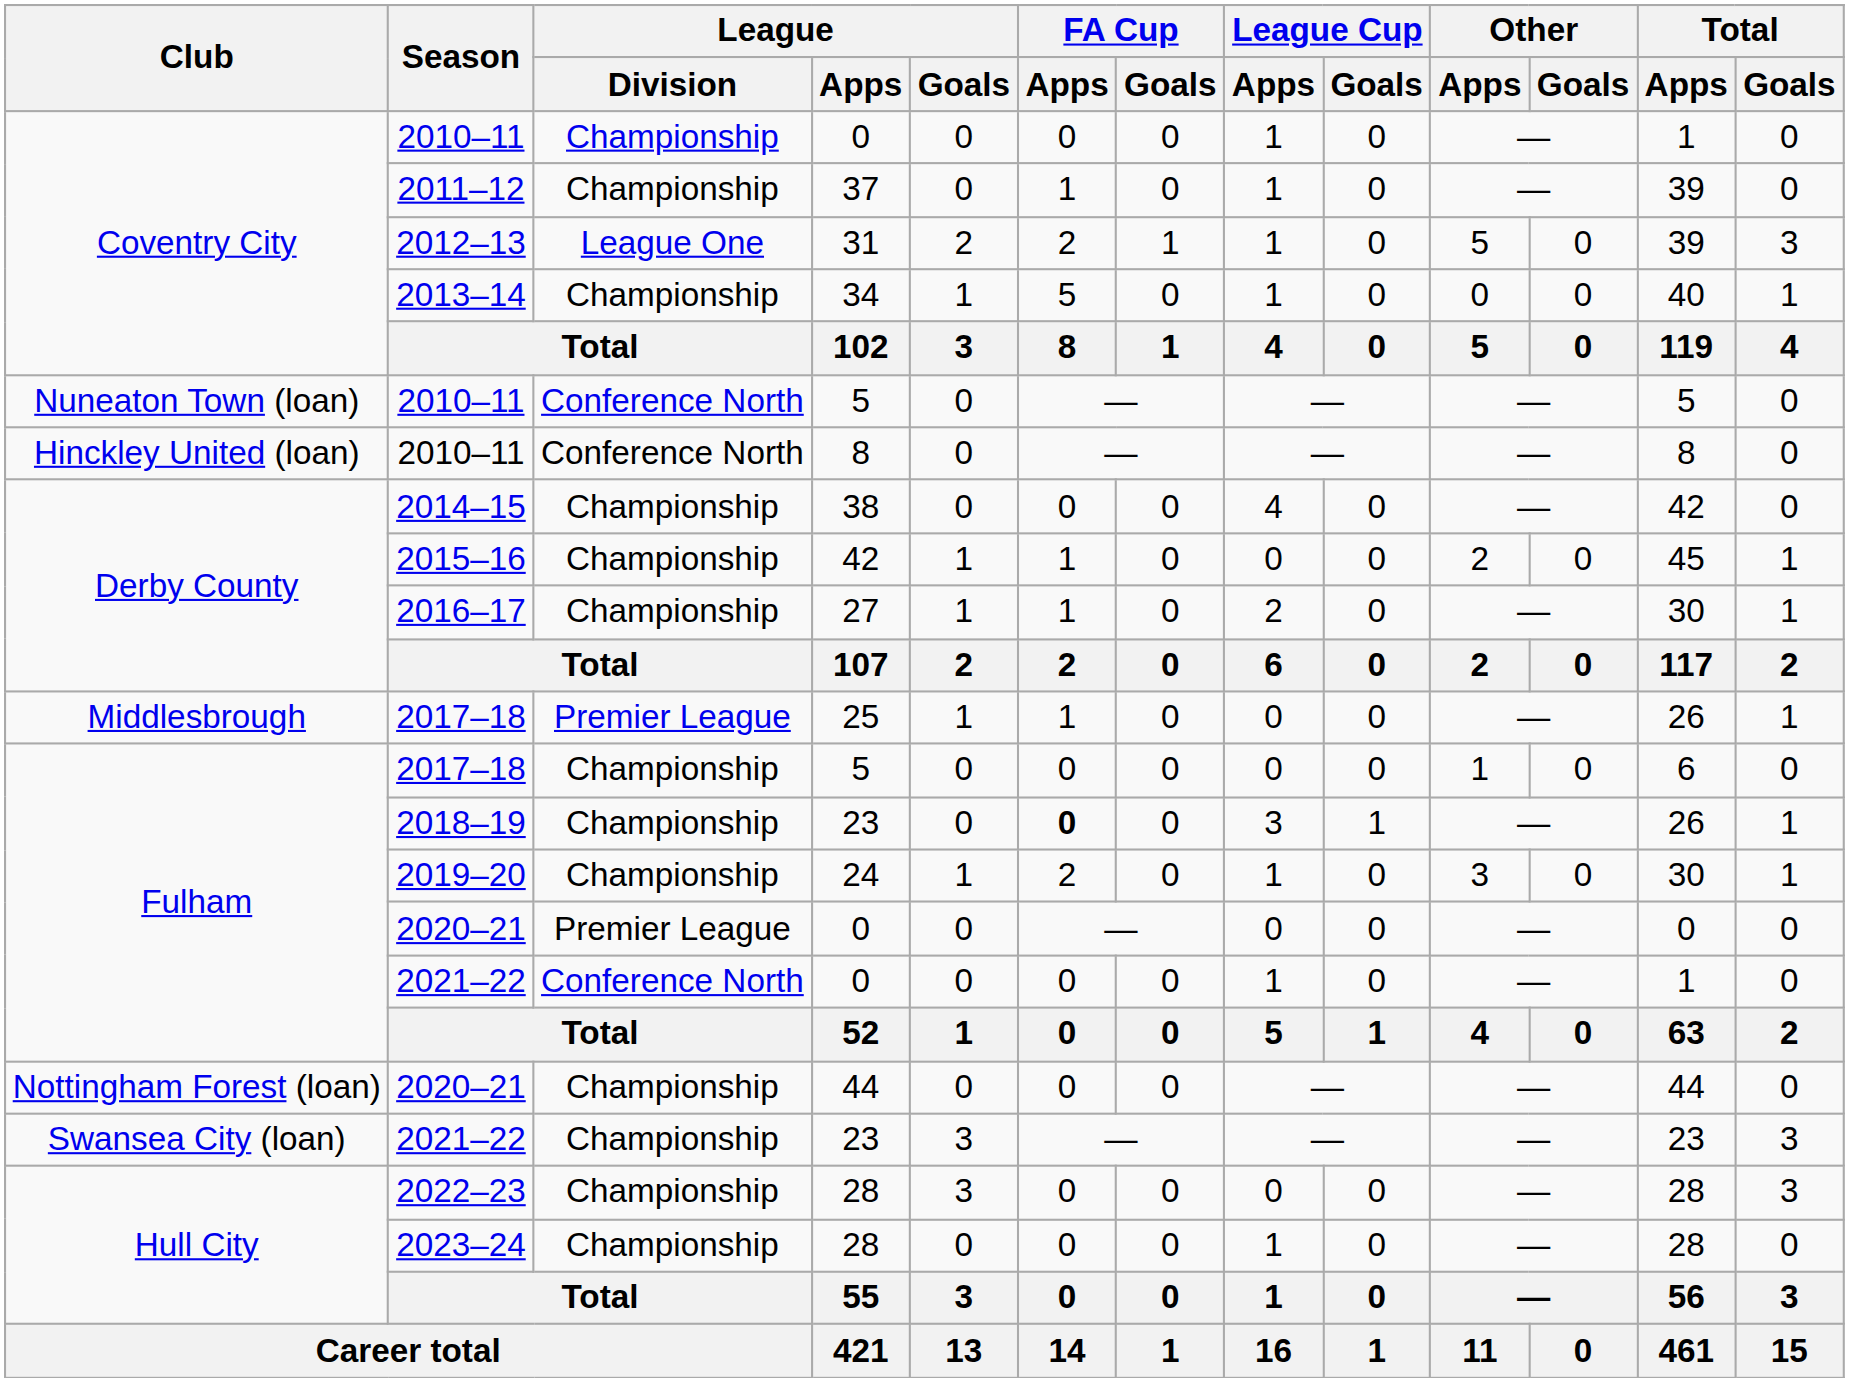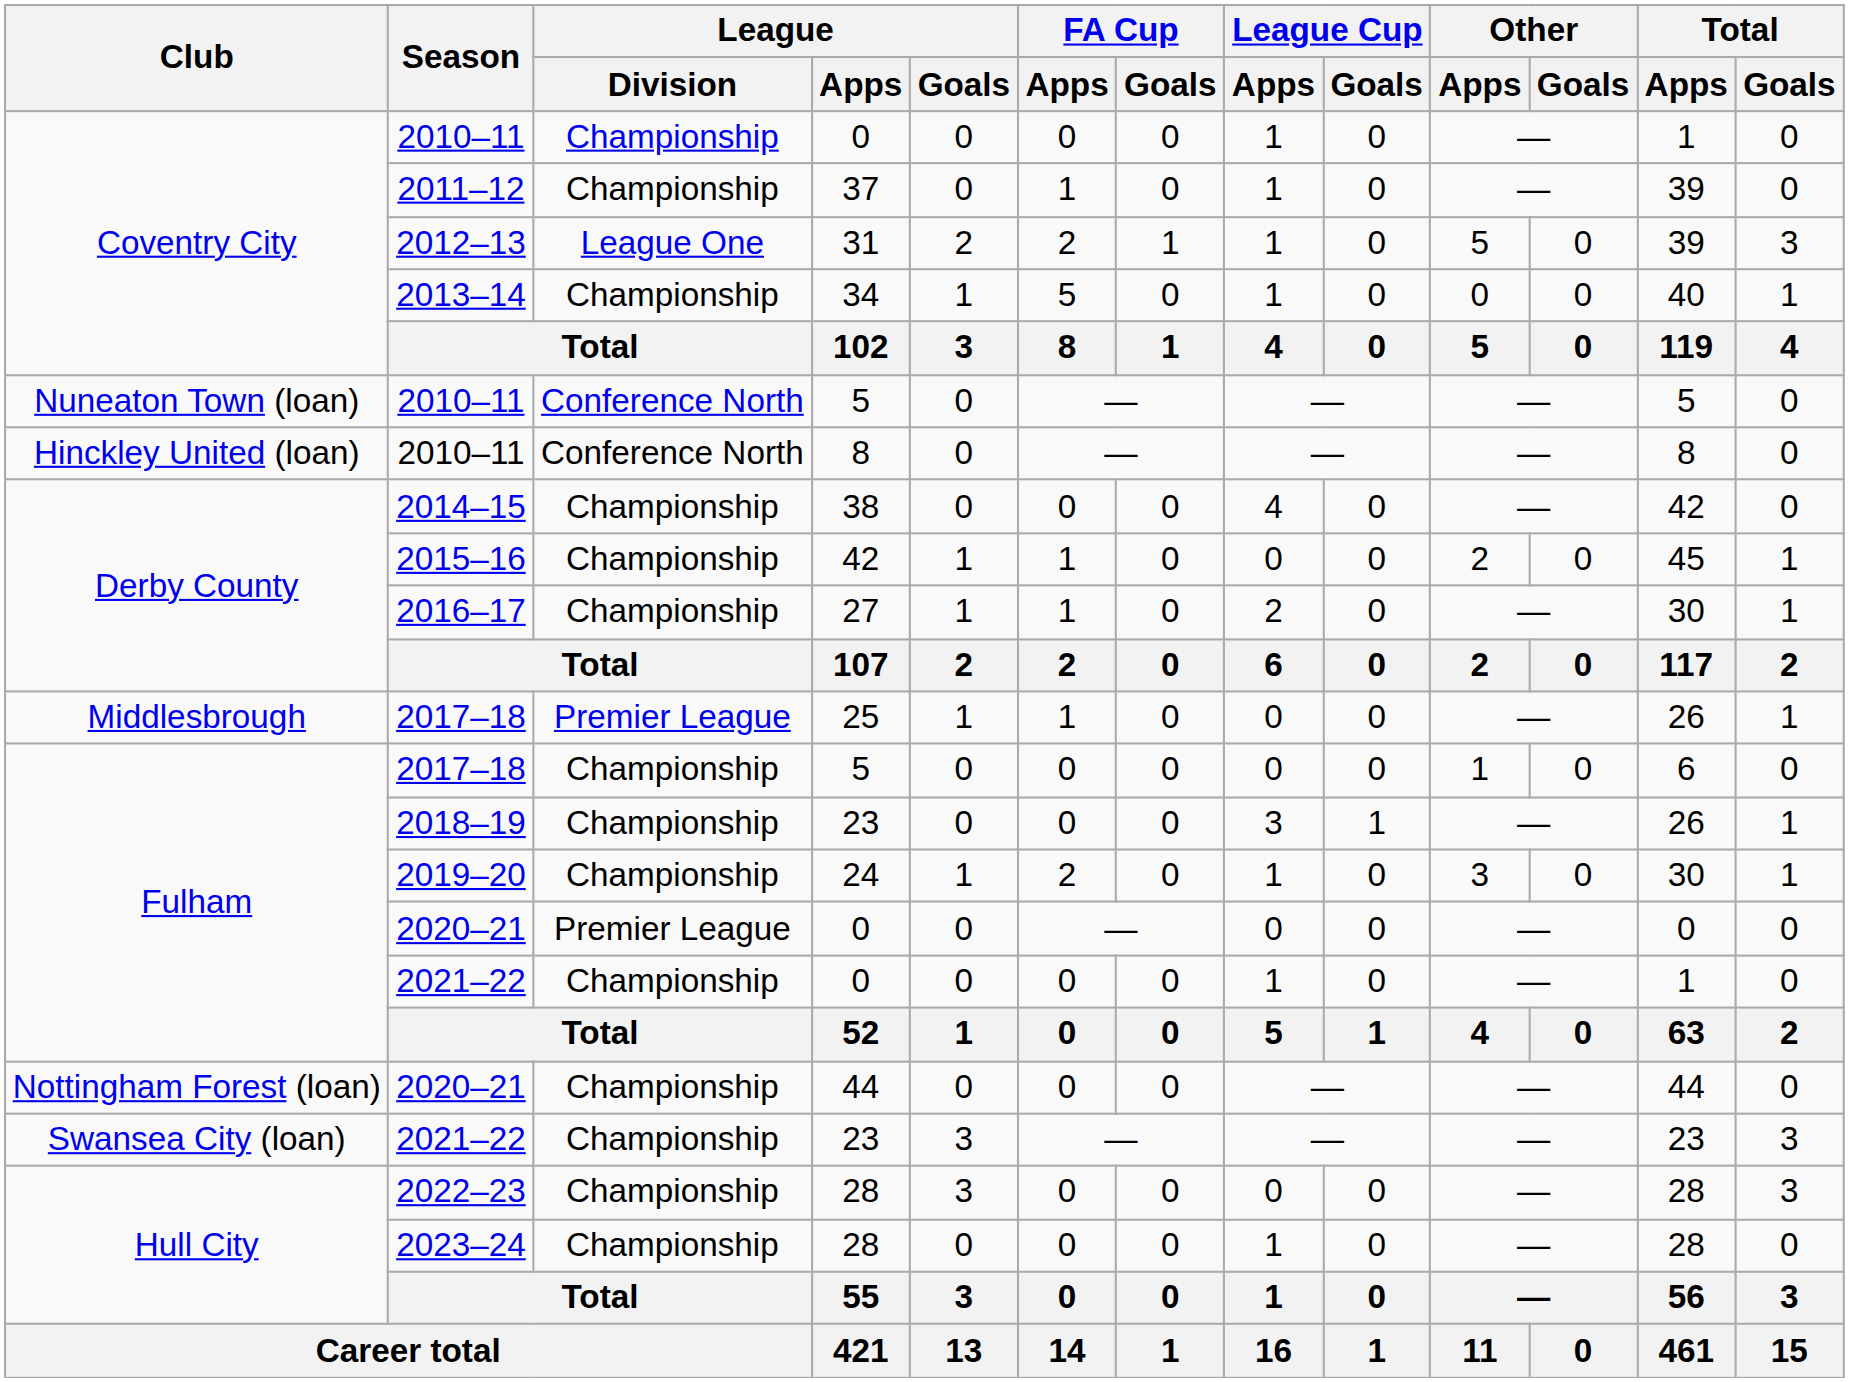(1067, 822) bold -> (1067, 822) normal
(672, 980) Conference North -> (672, 980) Championship
